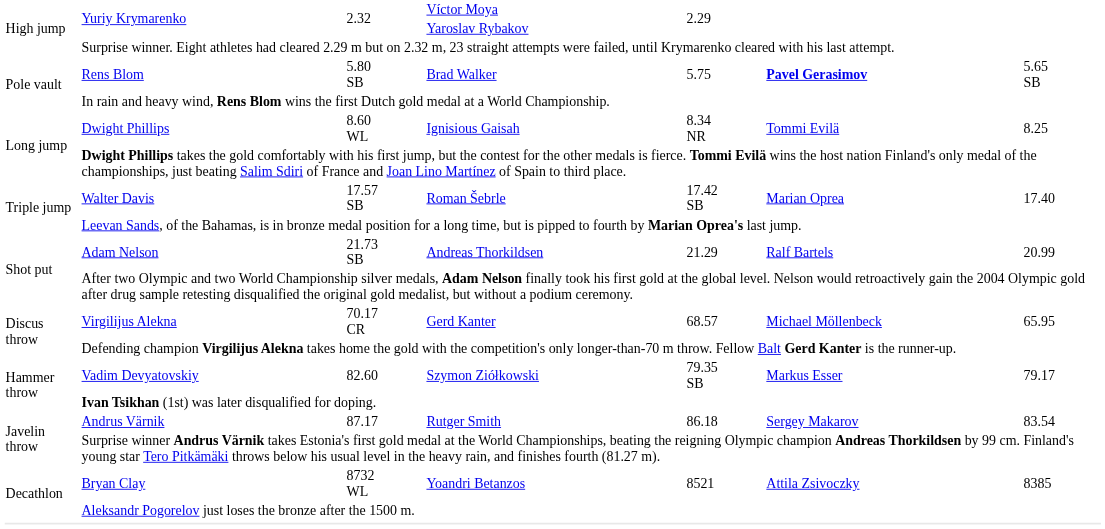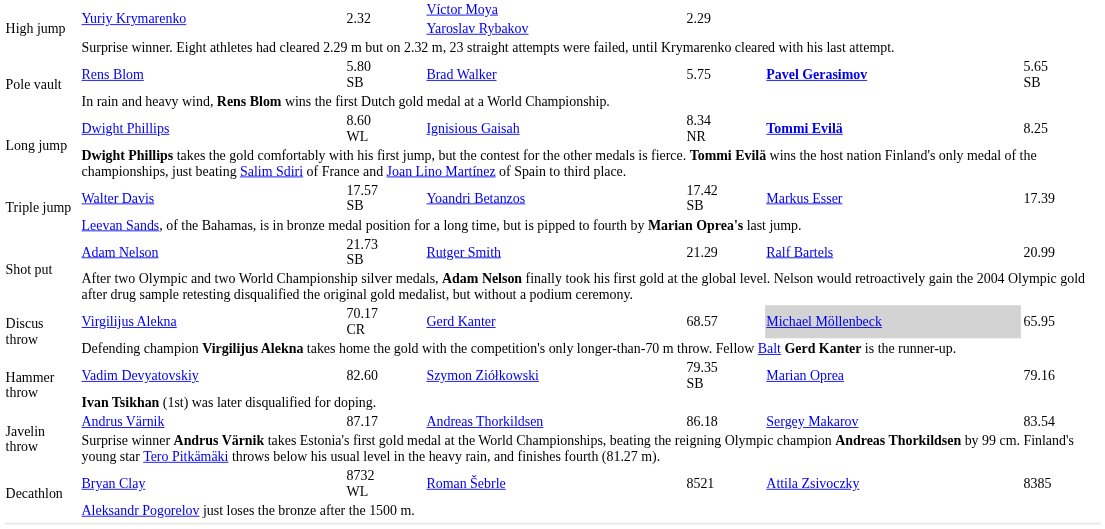(803, 128) normal -> (805, 128) bold
(466, 198) Roman Šebrle -> (476, 198) Yoandri Betanzos
(805, 198) Marian Oprea -> (804, 198) Markus Esser
(1039, 198) 17.40 -> (1039, 198) 17.39
(485, 252) Andreas Thorkildsen -> (464, 252) Rutger Smith
(824, 321) no background -> (824, 321) lightgrey background
(804, 375) Markus Esser -> (805, 375) Marian Oprea
(1039, 375) 79.17 -> (1039, 375) 79.16
(464, 421) Rutger Smith -> (485, 421) Andreas Thorkildsen
(476, 483) Yoandri Betanzos -> (466, 483) Roman Šebrle
